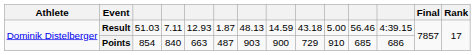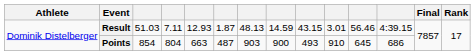(310, 28) 43.18 -> (310, 28) 43.15
(336, 28) 5.00 -> (336, 28) 3.01
(173, 43) 840 -> (173, 43) 804
(310, 43) 729 -> (310, 43) 493
(363, 43) 685 -> (363, 43) 645
